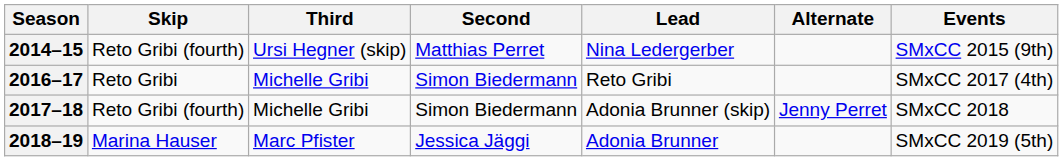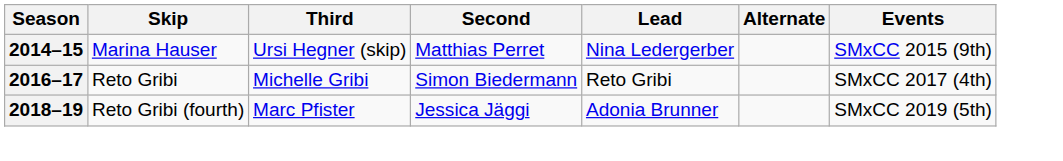(168, 49) Reto Gribi (fourth) -> (154, 49) Marina Hauser
- row: (46, 110)
(154, 140) Marina Hauser -> (168, 110) Reto Gribi (fourth)
